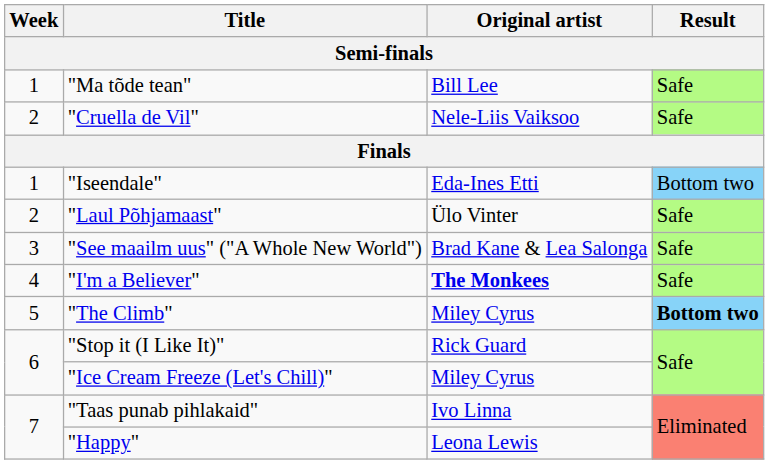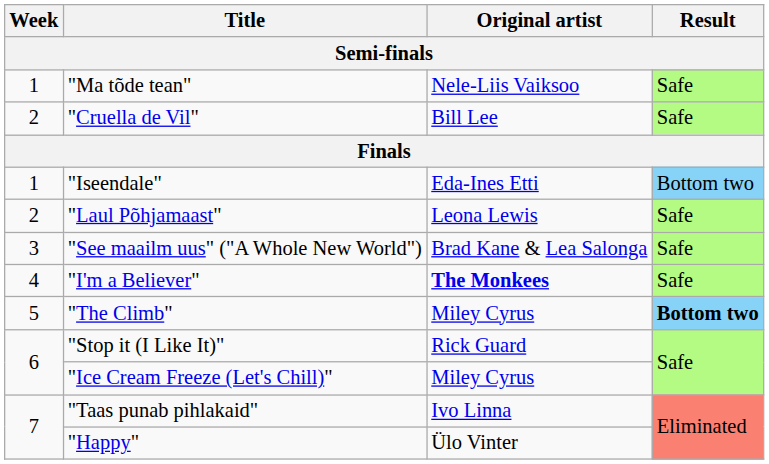(465, 85) Bill Lee -> (505, 85) Nele-Liis Vaiksoo
(505, 118) Nele-Liis Vaiksoo -> (465, 118) Bill Lee
(475, 215) Ülo Vinter -> (484, 215) Leona Lewis
(484, 442) Leona Lewis -> (475, 442) Ülo Vinter
